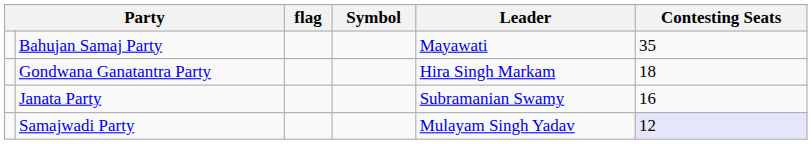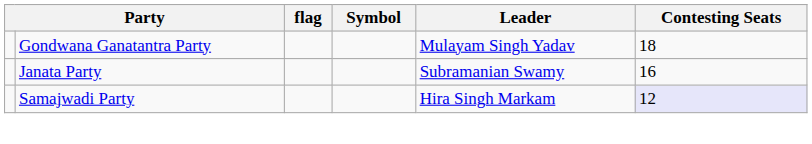- row: (91, 44)
(488, 71) Hira Singh Markam -> (497, 44) Mulayam Singh Yadav
(497, 125) Mulayam Singh Yadav -> (488, 98) Hira Singh Markam
